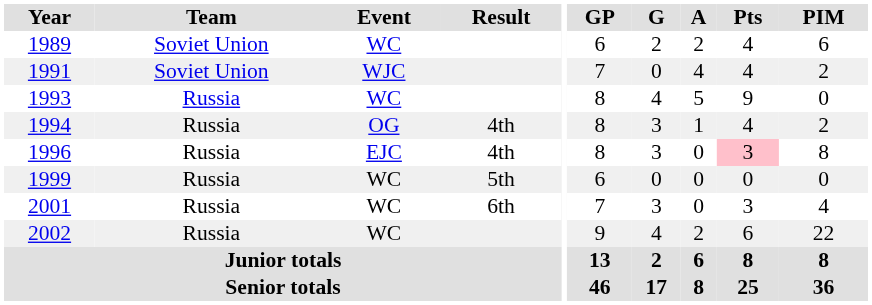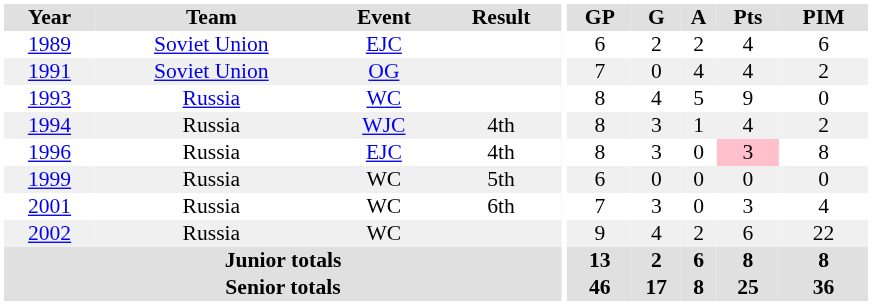(384, 44) WC -> (384, 44) EJC
(384, 71) WJC -> (384, 71) OG
(384, 125) OG -> (384, 125) WJC
